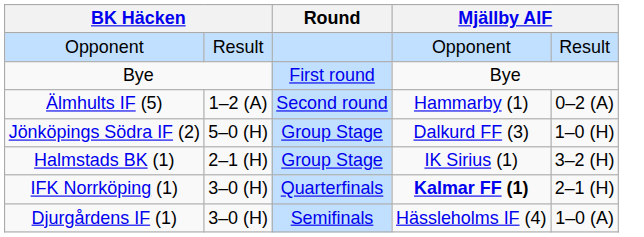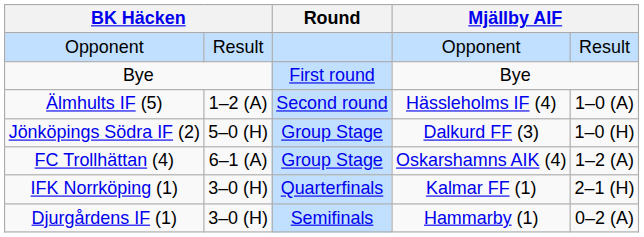(471, 103) Hammarby (1) -> (481, 103) Hässleholms IF (4)
(585, 103) 0–2 (A) -> (604, 103) 1–0 (A)
+ row: (104, 160)
- row: (104, 160)
(471, 189) bold -> (481, 189) normal
(471, 217) Hässleholms IF (4) -> (481, 217) Hammarby (1)
(585, 217) 1–0 (A) -> (604, 217) 0–2 (A)
